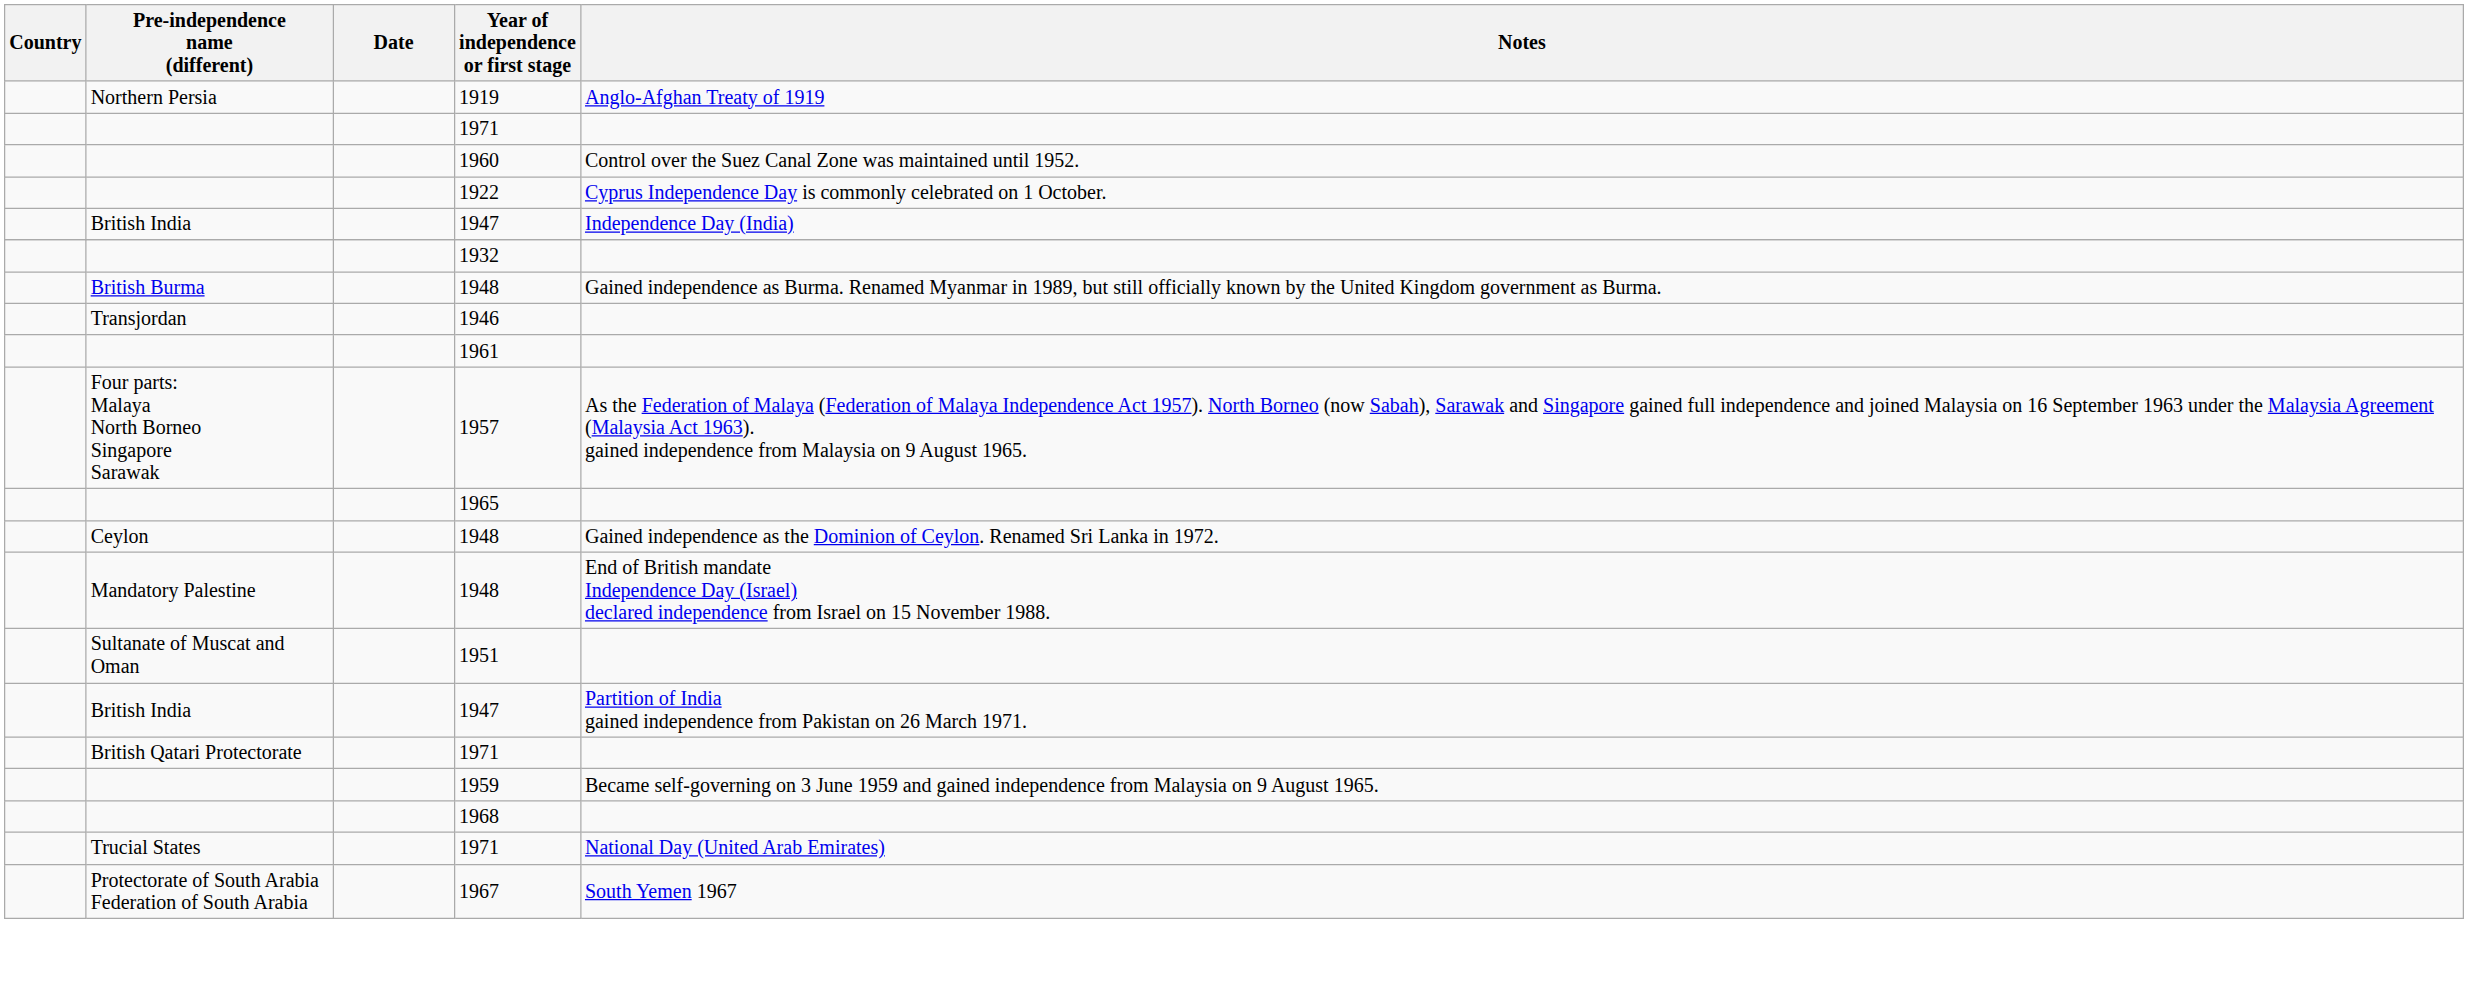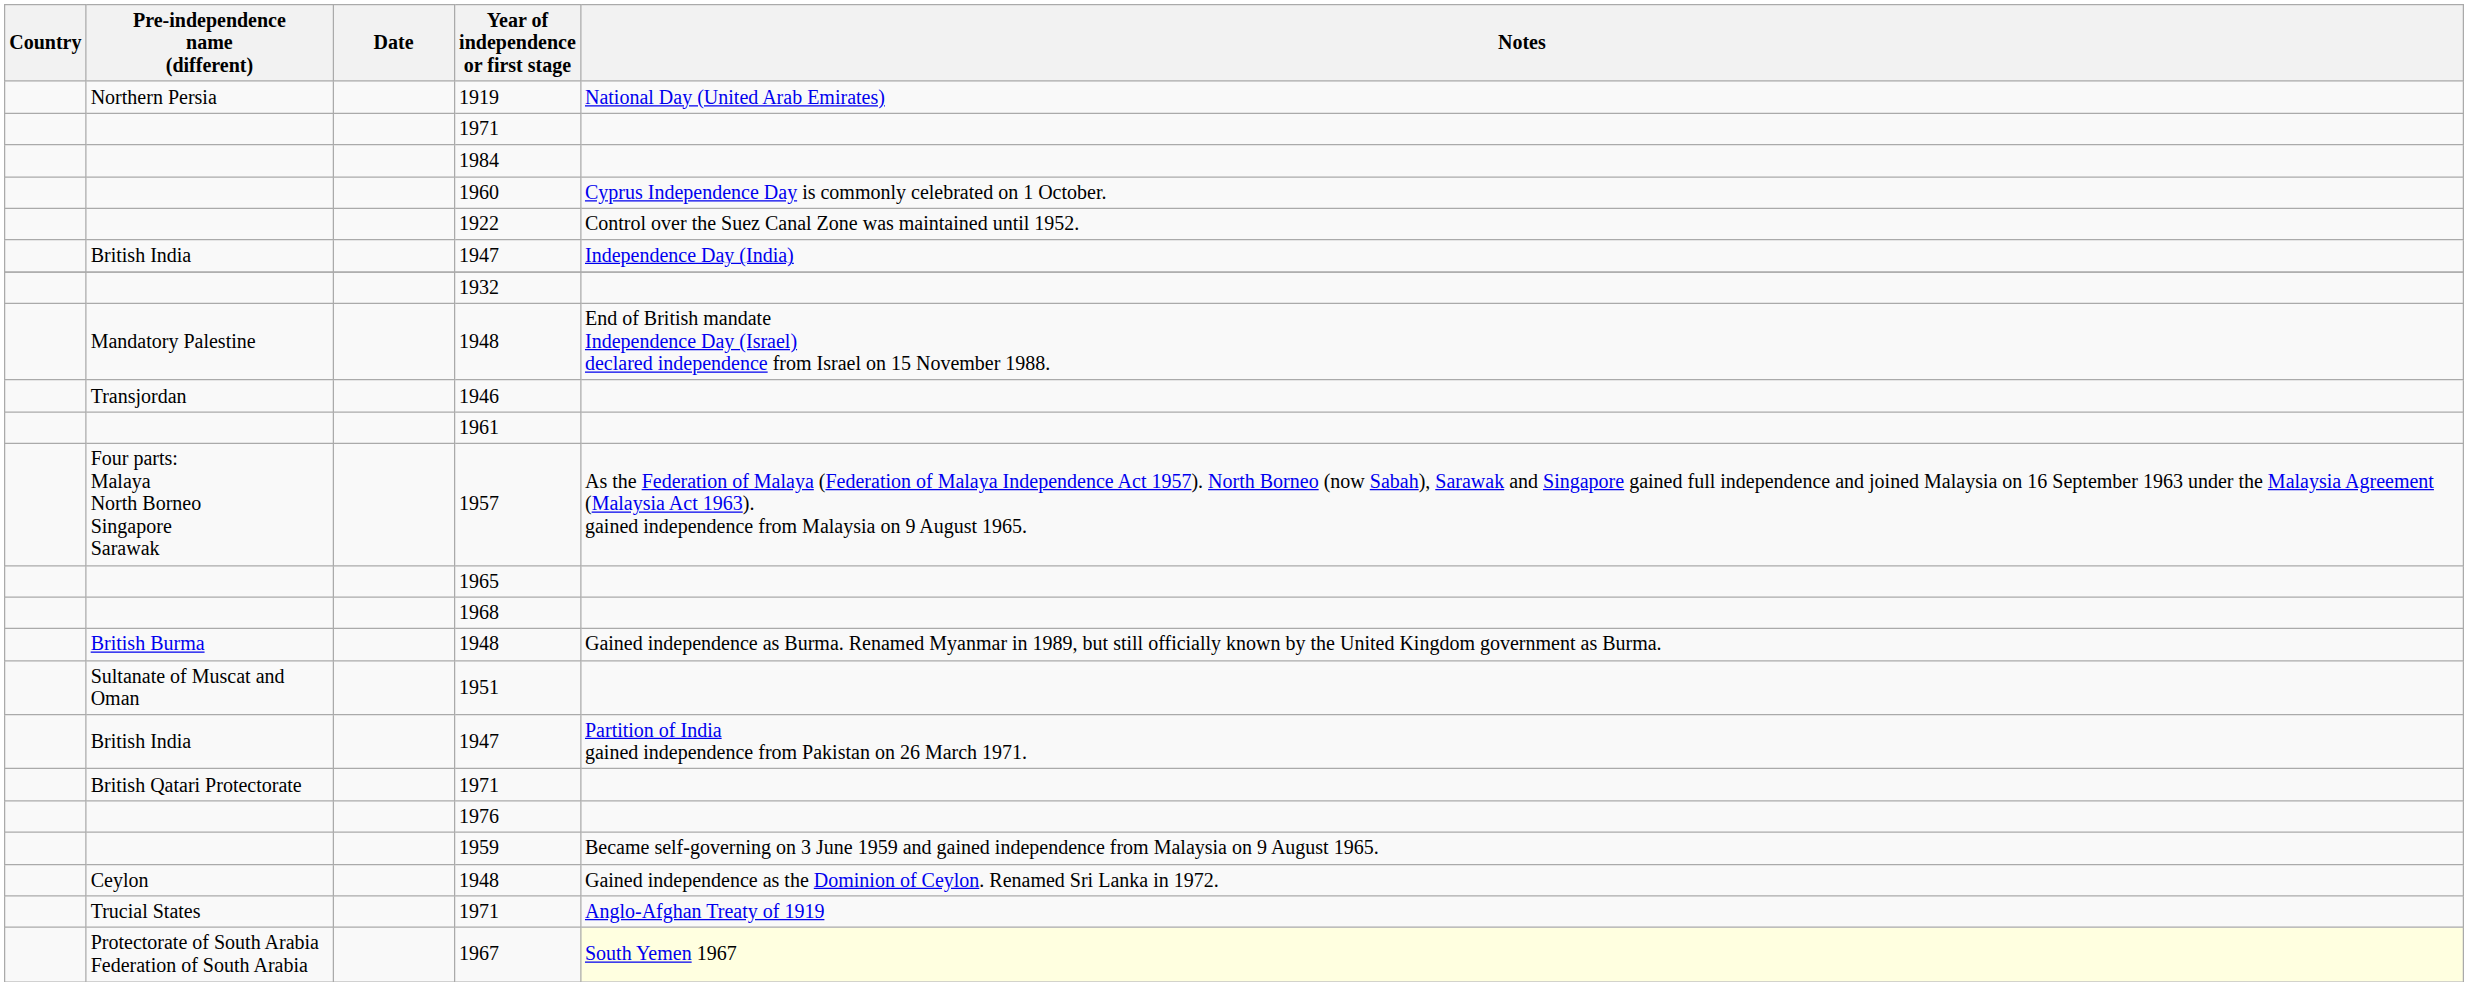(705, 97) Anglo-Afghan Treaty of 1919 -> (735, 97) National Day (United Arab Emirates)
+ row: (209, 161)
(832, 160) Control over the Suez Canal Zone was maintained until 1952. -> (846, 192) Cyprus Independence Day is commonly celebrated on 1 October.
(846, 192) Cyprus Independence Day is commonly celebrated on 1 October. -> (832, 223) Control over the Suez Canal Zone was maintained until 1952.
rows swapped: (173, 590) <-> (148, 287)
rows swapped: (209, 816) <-> (120, 535)
+ row: (209, 816)
(735, 848) National Day (United Arab Emirates) -> (705, 911) Anglo-Afghan Treaty of 1919
(661, 890) no background -> (661, 954) lightyellow background
